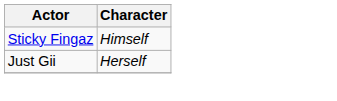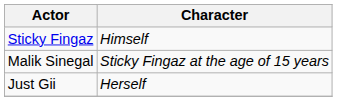+ row: (51, 61)
